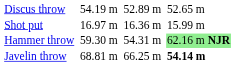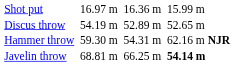rows swapped: (24, 25) <-> (35, 9)
(199, 40) lightgreen background -> (199, 40) no background
